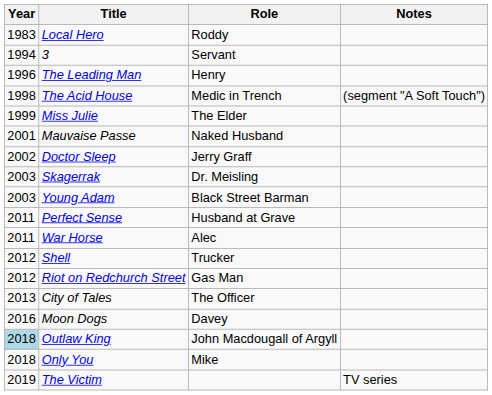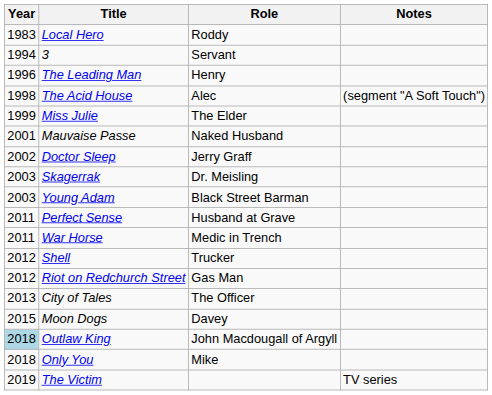(237, 95) Medic in Trench -> (204, 95) Alec
(204, 237) Alec -> (237, 237) Medic in Trench
(22, 319) 2016 -> (22, 319) 2015
